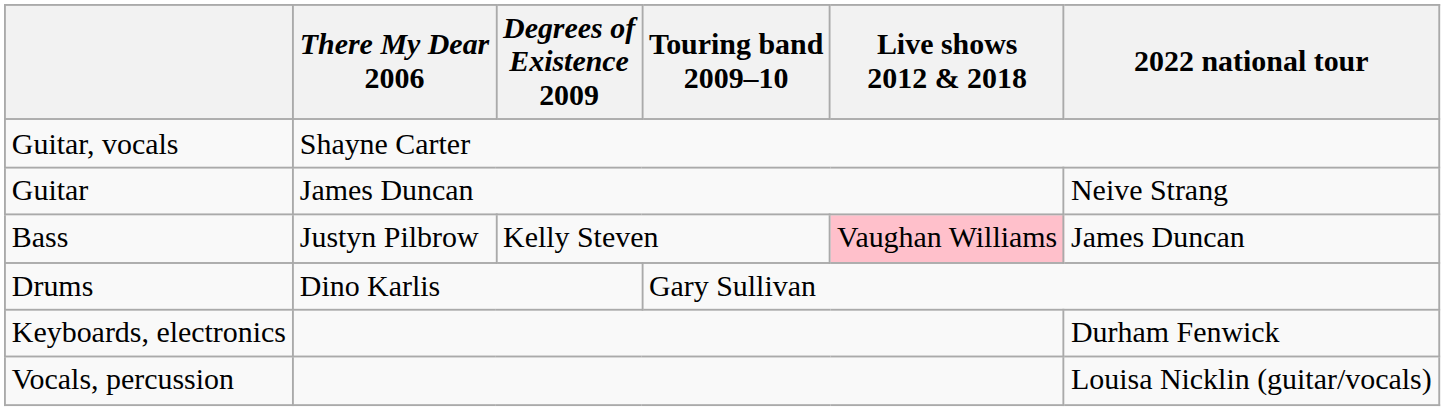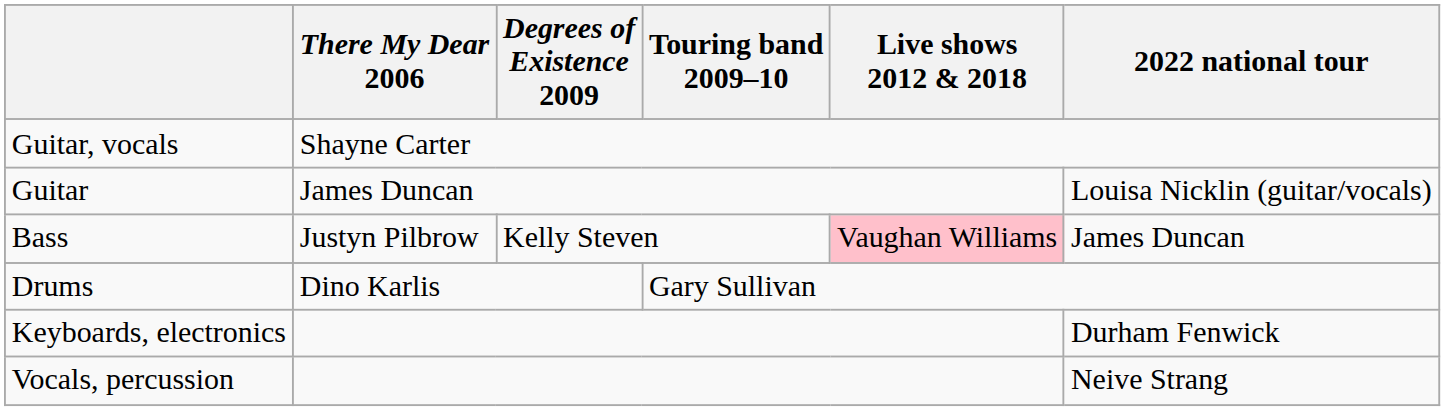(1150, 190) Neive Strang -> (1251, 190) Louisa Nicklin (guitar/vocals)
(1251, 380) Louisa Nicklin (guitar/vocals) -> (1150, 380) Neive Strang
